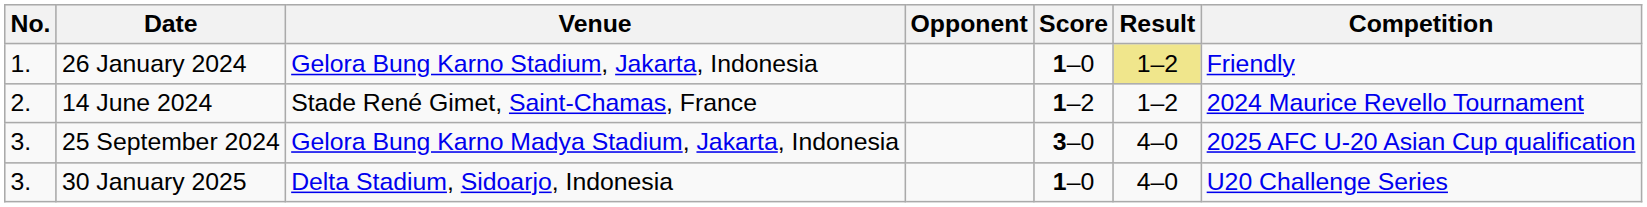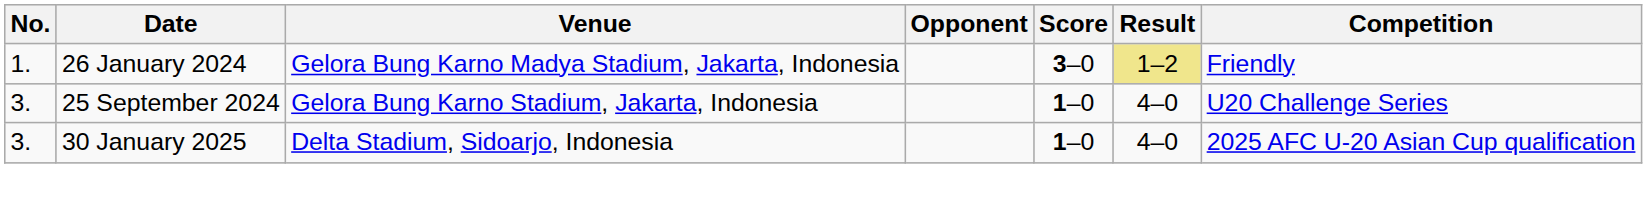(554, 63) Gelora Bung Karno Stadium, Jakarta, Indonesia -> (595, 63) Gelora Bung Karno Madya Stadium, Jakarta, Indonesia
(1074, 63) 1–0 -> (1074, 63) 3–0
- row: (137, 102)
(595, 142) Gelora Bung Karno Madya Stadium, Jakarta, Indonesia -> (554, 102) Gelora Bung Karno Stadium, Jakarta, Indonesia
(1074, 142) 3–0 -> (1074, 102) 1–0
(1421, 142) 2025 AFC U-20 Asian Cup qualification -> (1327, 102) U20 Challenge Series
(1327, 181) U20 Challenge Series -> (1421, 142) 2025 AFC U-20 Asian Cup qualification
